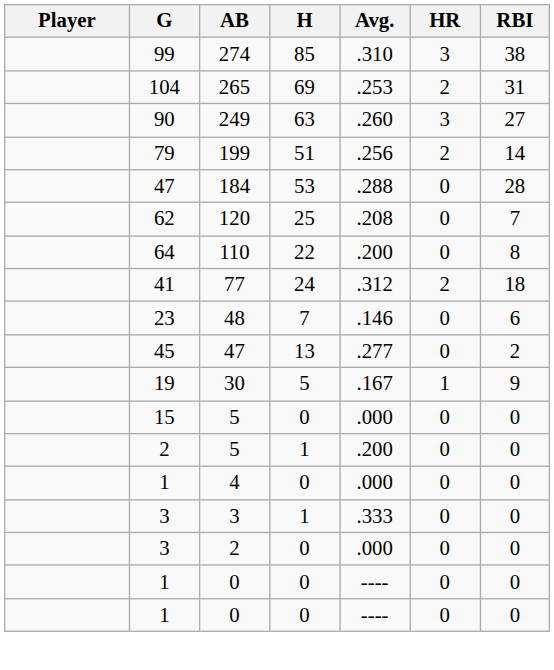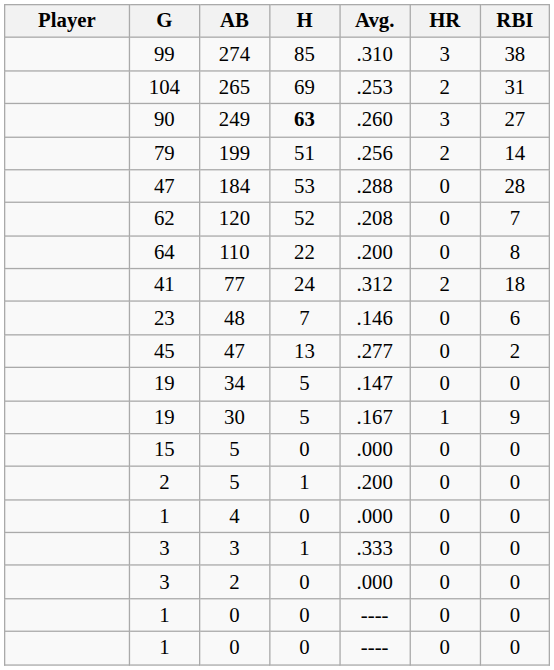(305, 119) normal -> (305, 119) bold
(305, 218) 25 -> (305, 218) 52
+ row: (164, 383)
